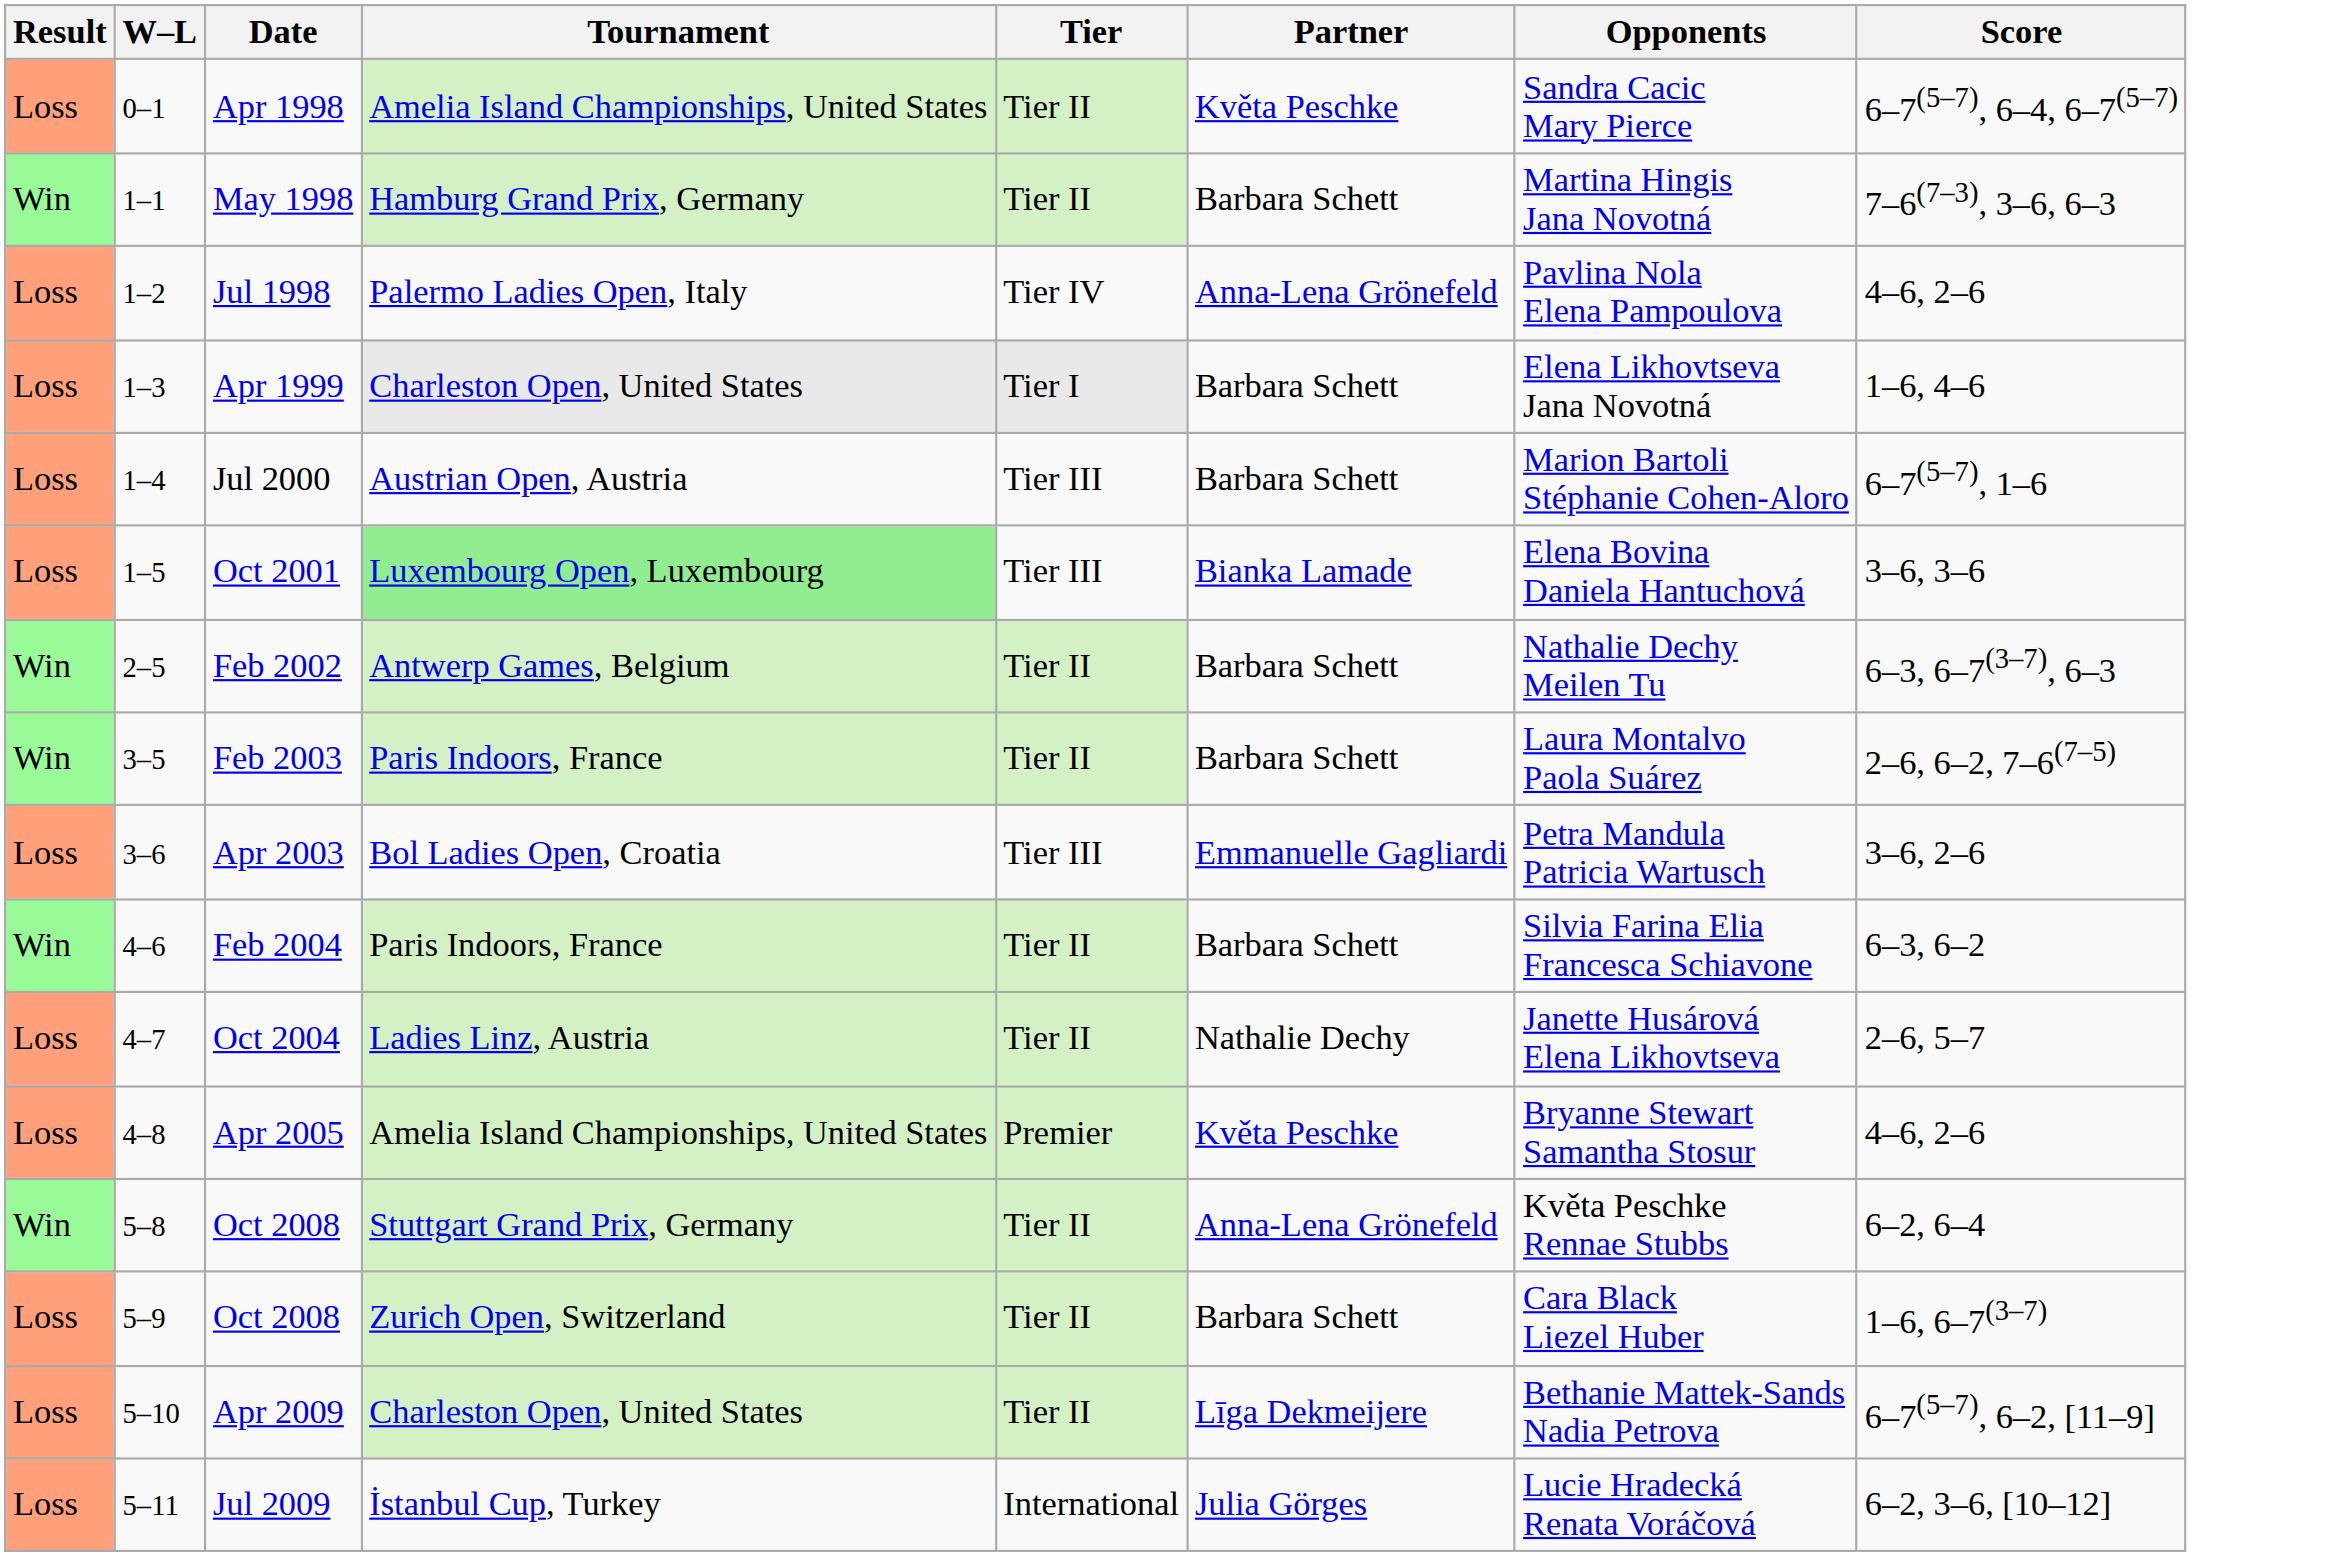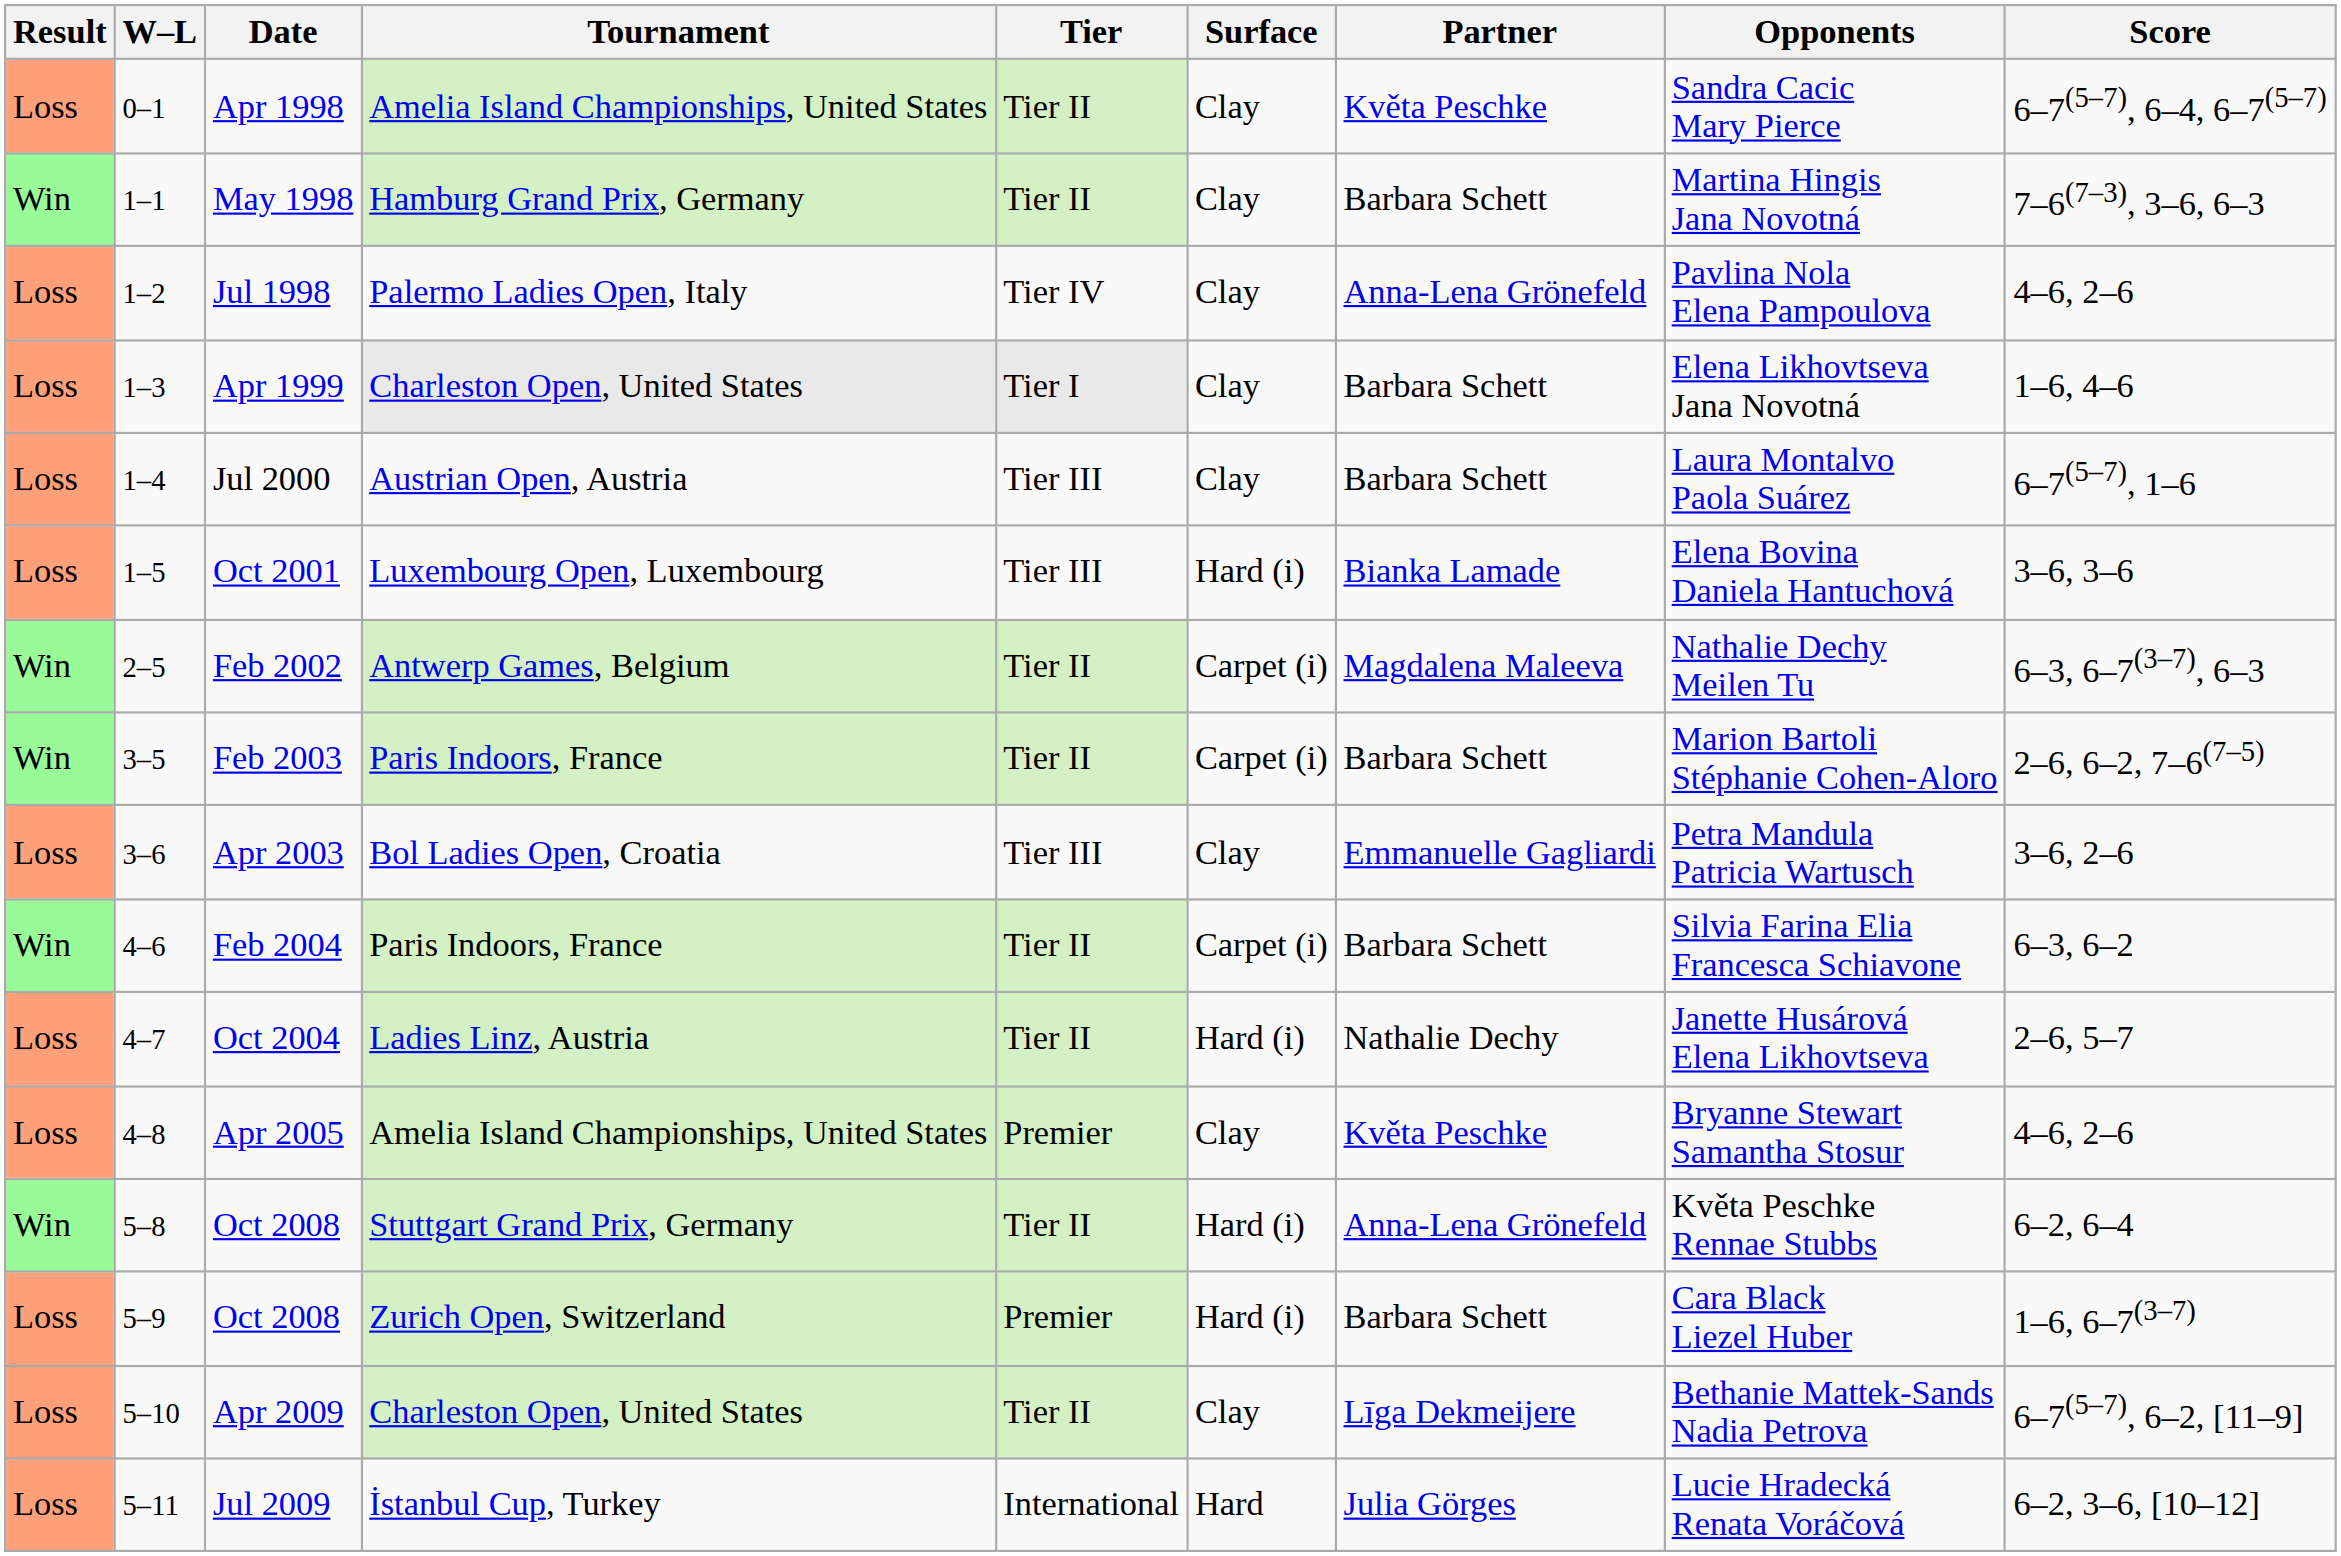+ column: (1261, 31)
(1686, 478) Marion Bartoli Stéphanie Cohen-Aloro -> (1783, 478) Laura Montalvo Paola Suárez
(596, 571) lightgreen background -> (596, 571) no background
(1297, 665) Barbara Schett -> (1483, 665) Magdalena Maleeva
(1634, 758) Laura Montalvo Paola Suárez -> (1835, 758) Marion Bartoli Stéphanie Cohen-Aloro
(1047, 1318) Tier II -> (1058, 1318) Premier
